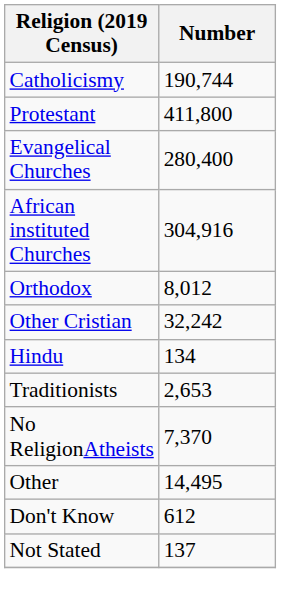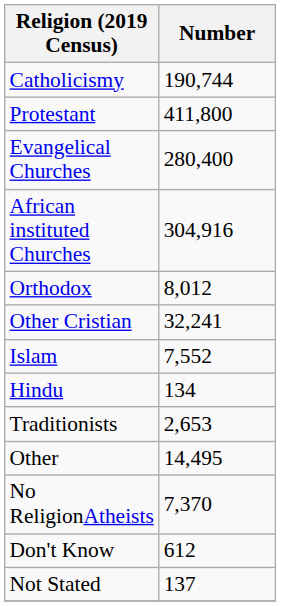(193, 321) 32,242 -> (193, 321) 32,241
+ row: (33, 355)
rows swapped: (34, 482) <-> (82, 436)
